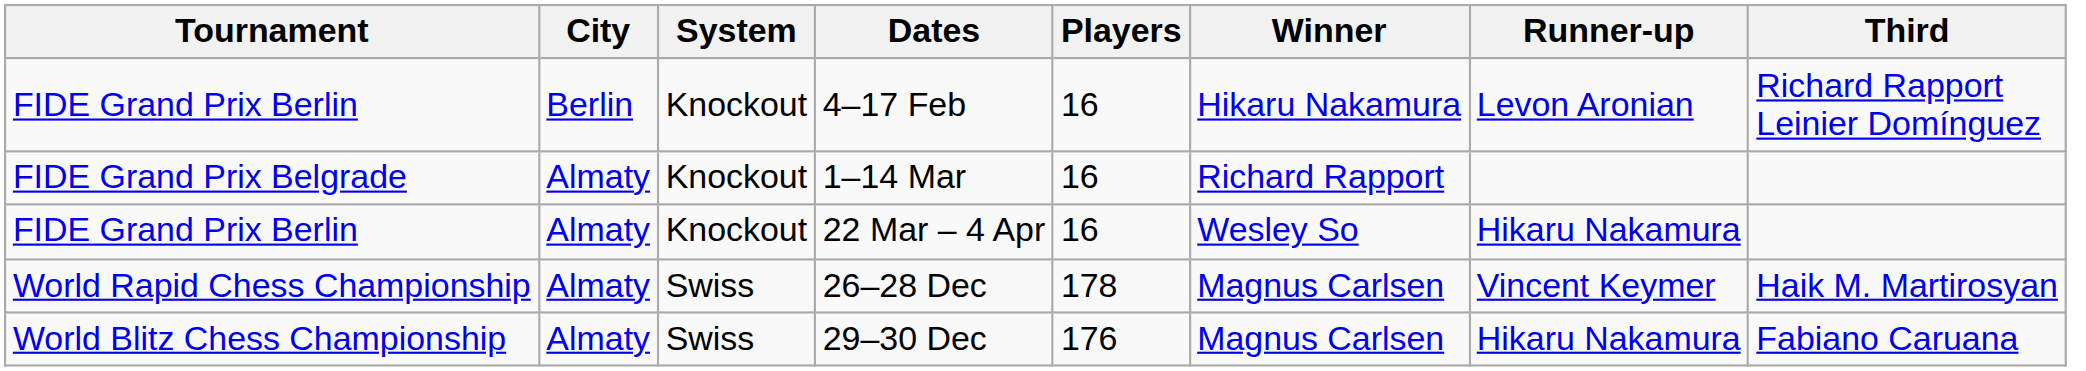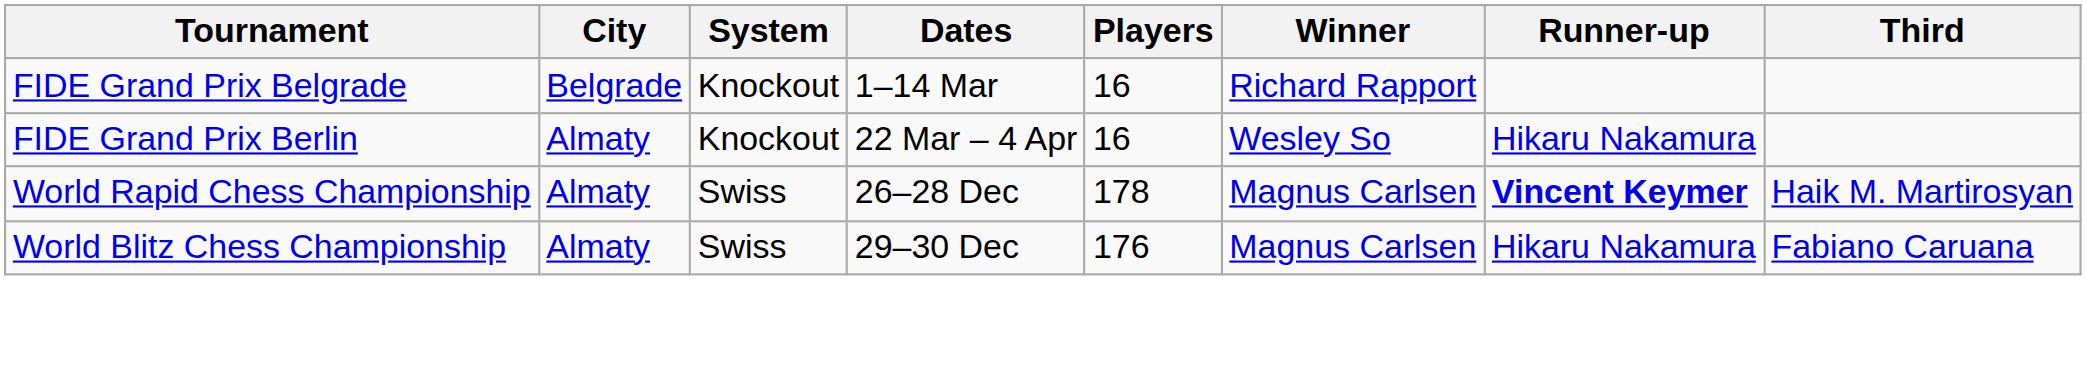- row: (894, 104)
(598, 177) Almaty -> (614, 85) Belgrade
(1596, 284) normal -> (1620, 192) bold
